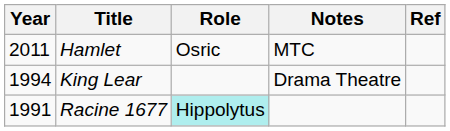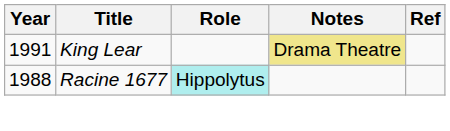- row: (90, 49)
(30, 79) 1994 -> (30, 49) 1991
(337, 79) no background -> (337, 49) khaki background
(30, 110) 1991 -> (30, 79) 1988
